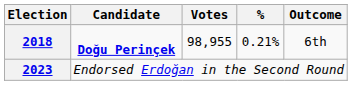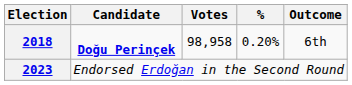(210, 42) 98,955 -> (210, 42) 98,958
(260, 42) 0.21% -> (260, 42) 0.20%
